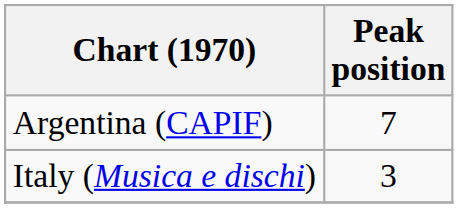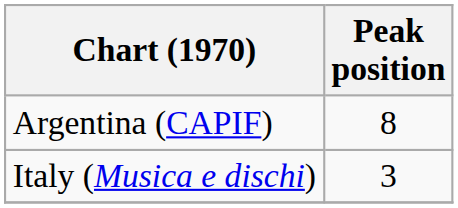(388, 122) 7 -> (388, 122) 8
